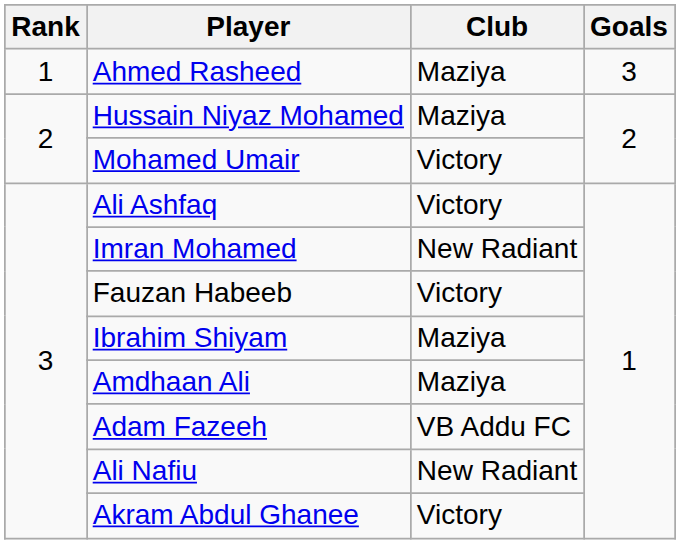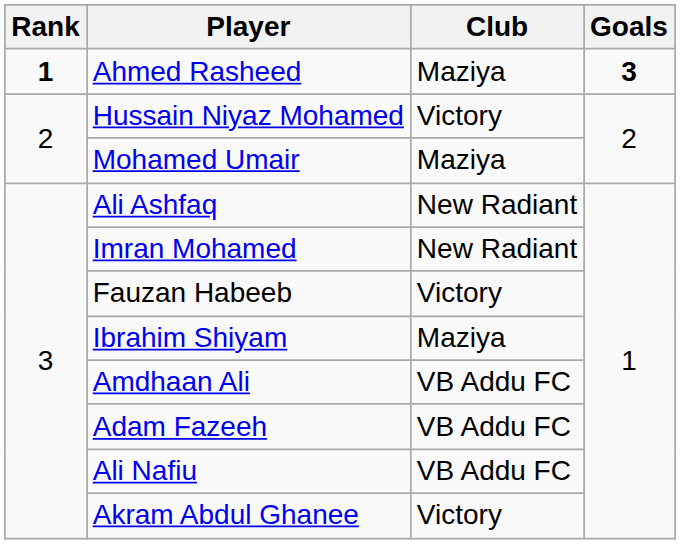(46, 71) normal -> (46, 71) bold
(629, 71) normal -> (629, 71) bold
(461, 115) Maziya -> (459, 115) Victory
(459, 159) Victory -> (461, 159) Maziya
(459, 204) Victory -> (497, 204) New Radiant
(461, 381) Maziya -> (494, 381) VB Addu FC
(497, 470) New Radiant -> (494, 470) VB Addu FC
